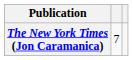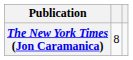(116, 39) 7 -> (116, 39) 8
